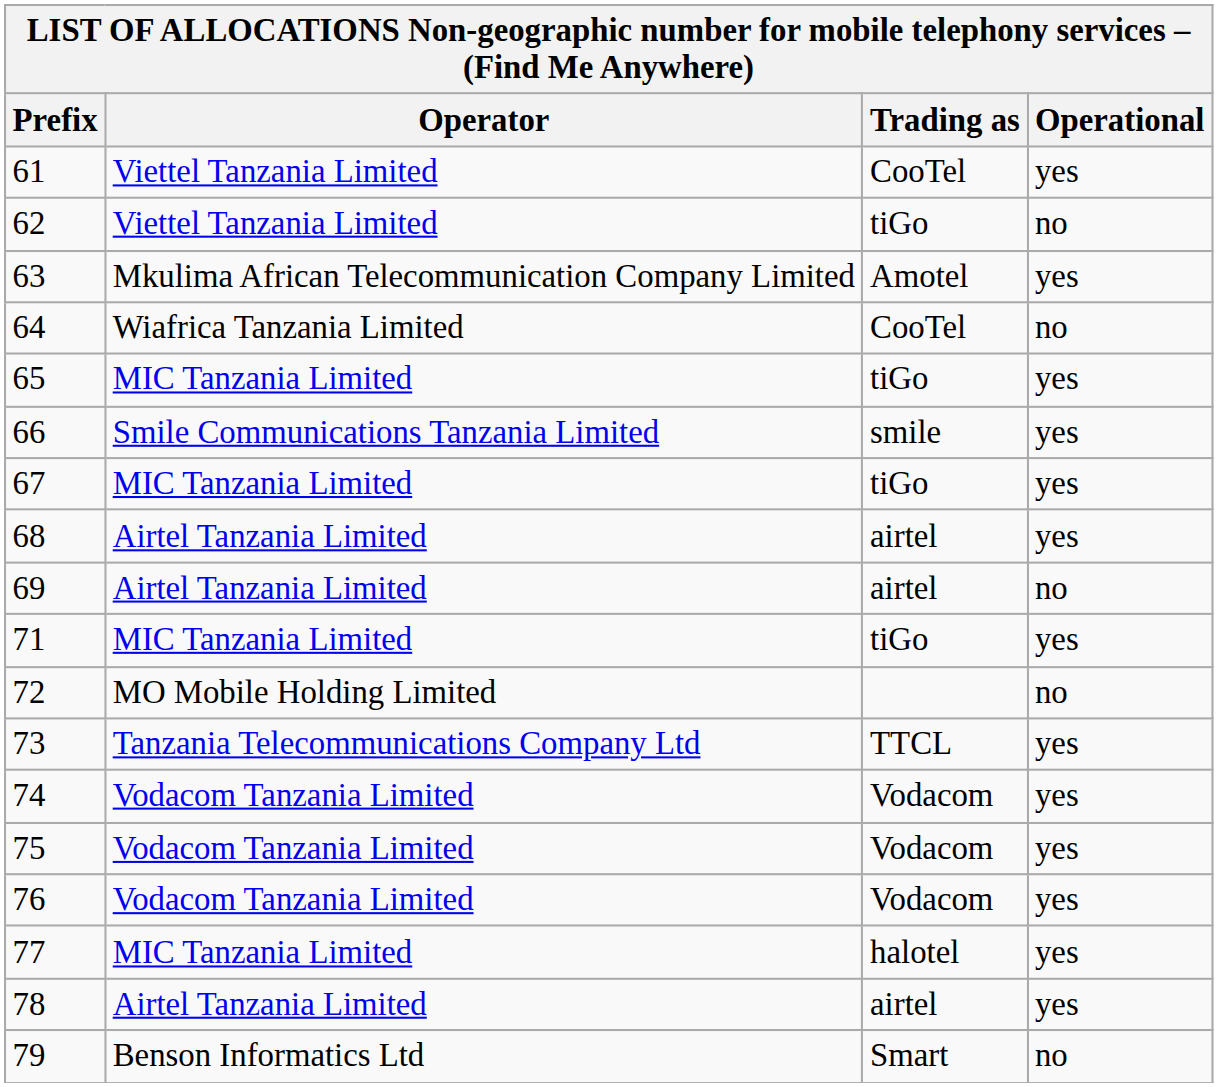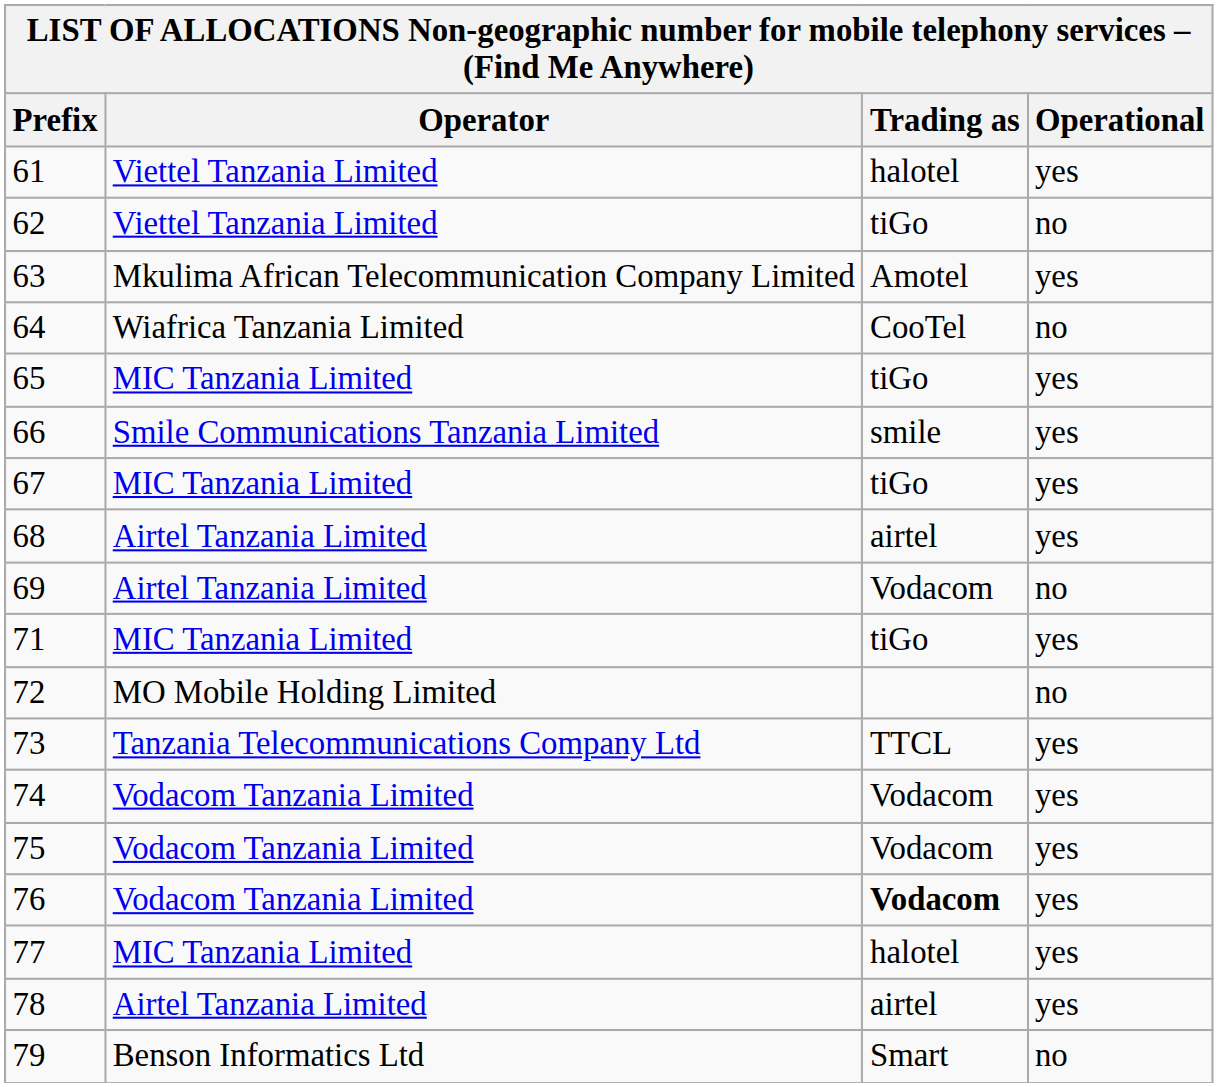(918, 171) CooTel -> (915, 171) halotel
(904, 587) airtel -> (932, 587) Vodacom
(932, 899) normal -> (935, 899) bold
